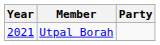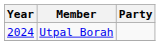(21, 32) 2021 -> (21, 32) 2024
